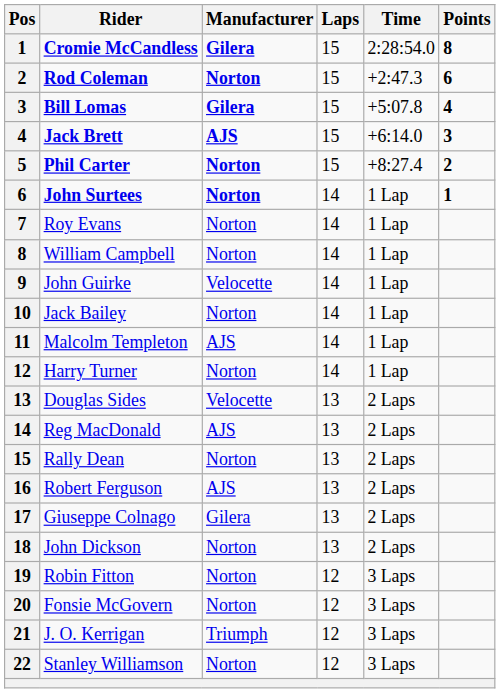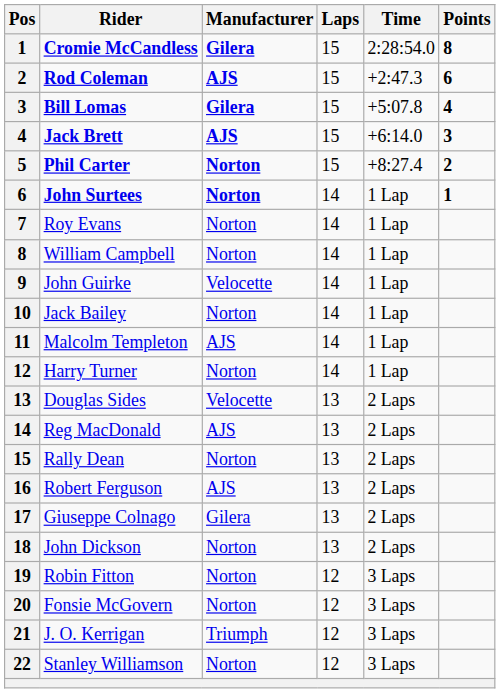(233, 77) Norton -> (222, 77) AJS
